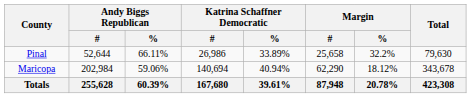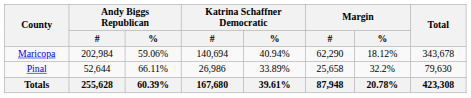rows swapped: (37, 69) <-> (37, 54)
